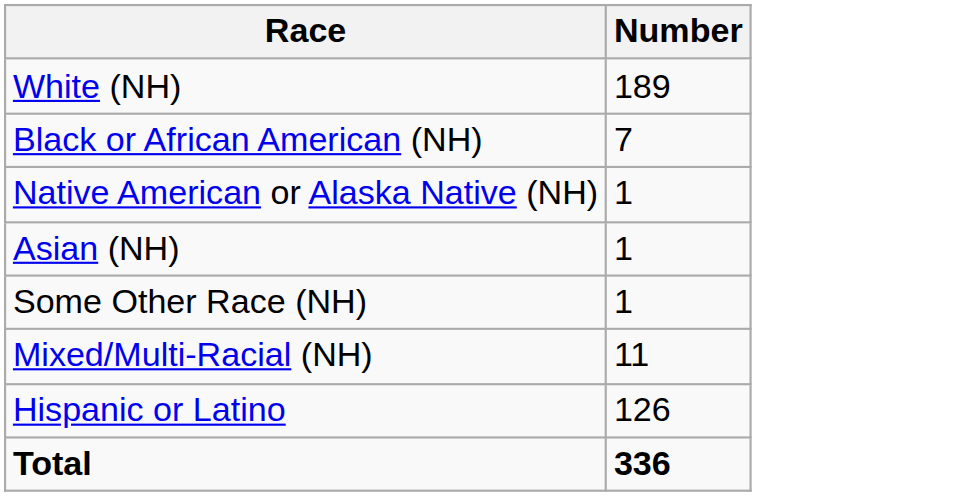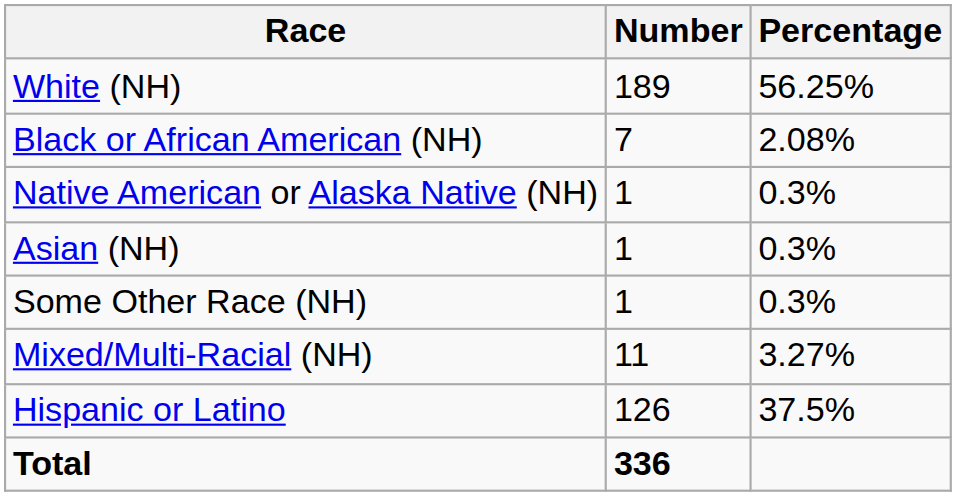+ column: (850, 31)
